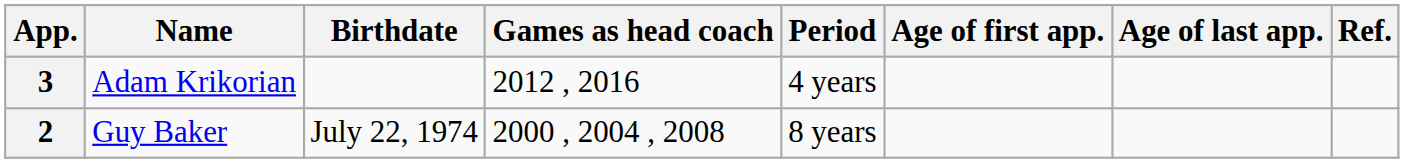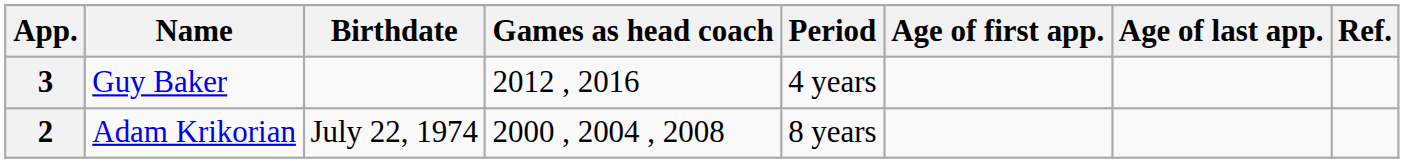(194, 81) Adam Krikorian -> (160, 81) Guy Baker
(160, 132) Guy Baker -> (194, 132) Adam Krikorian
